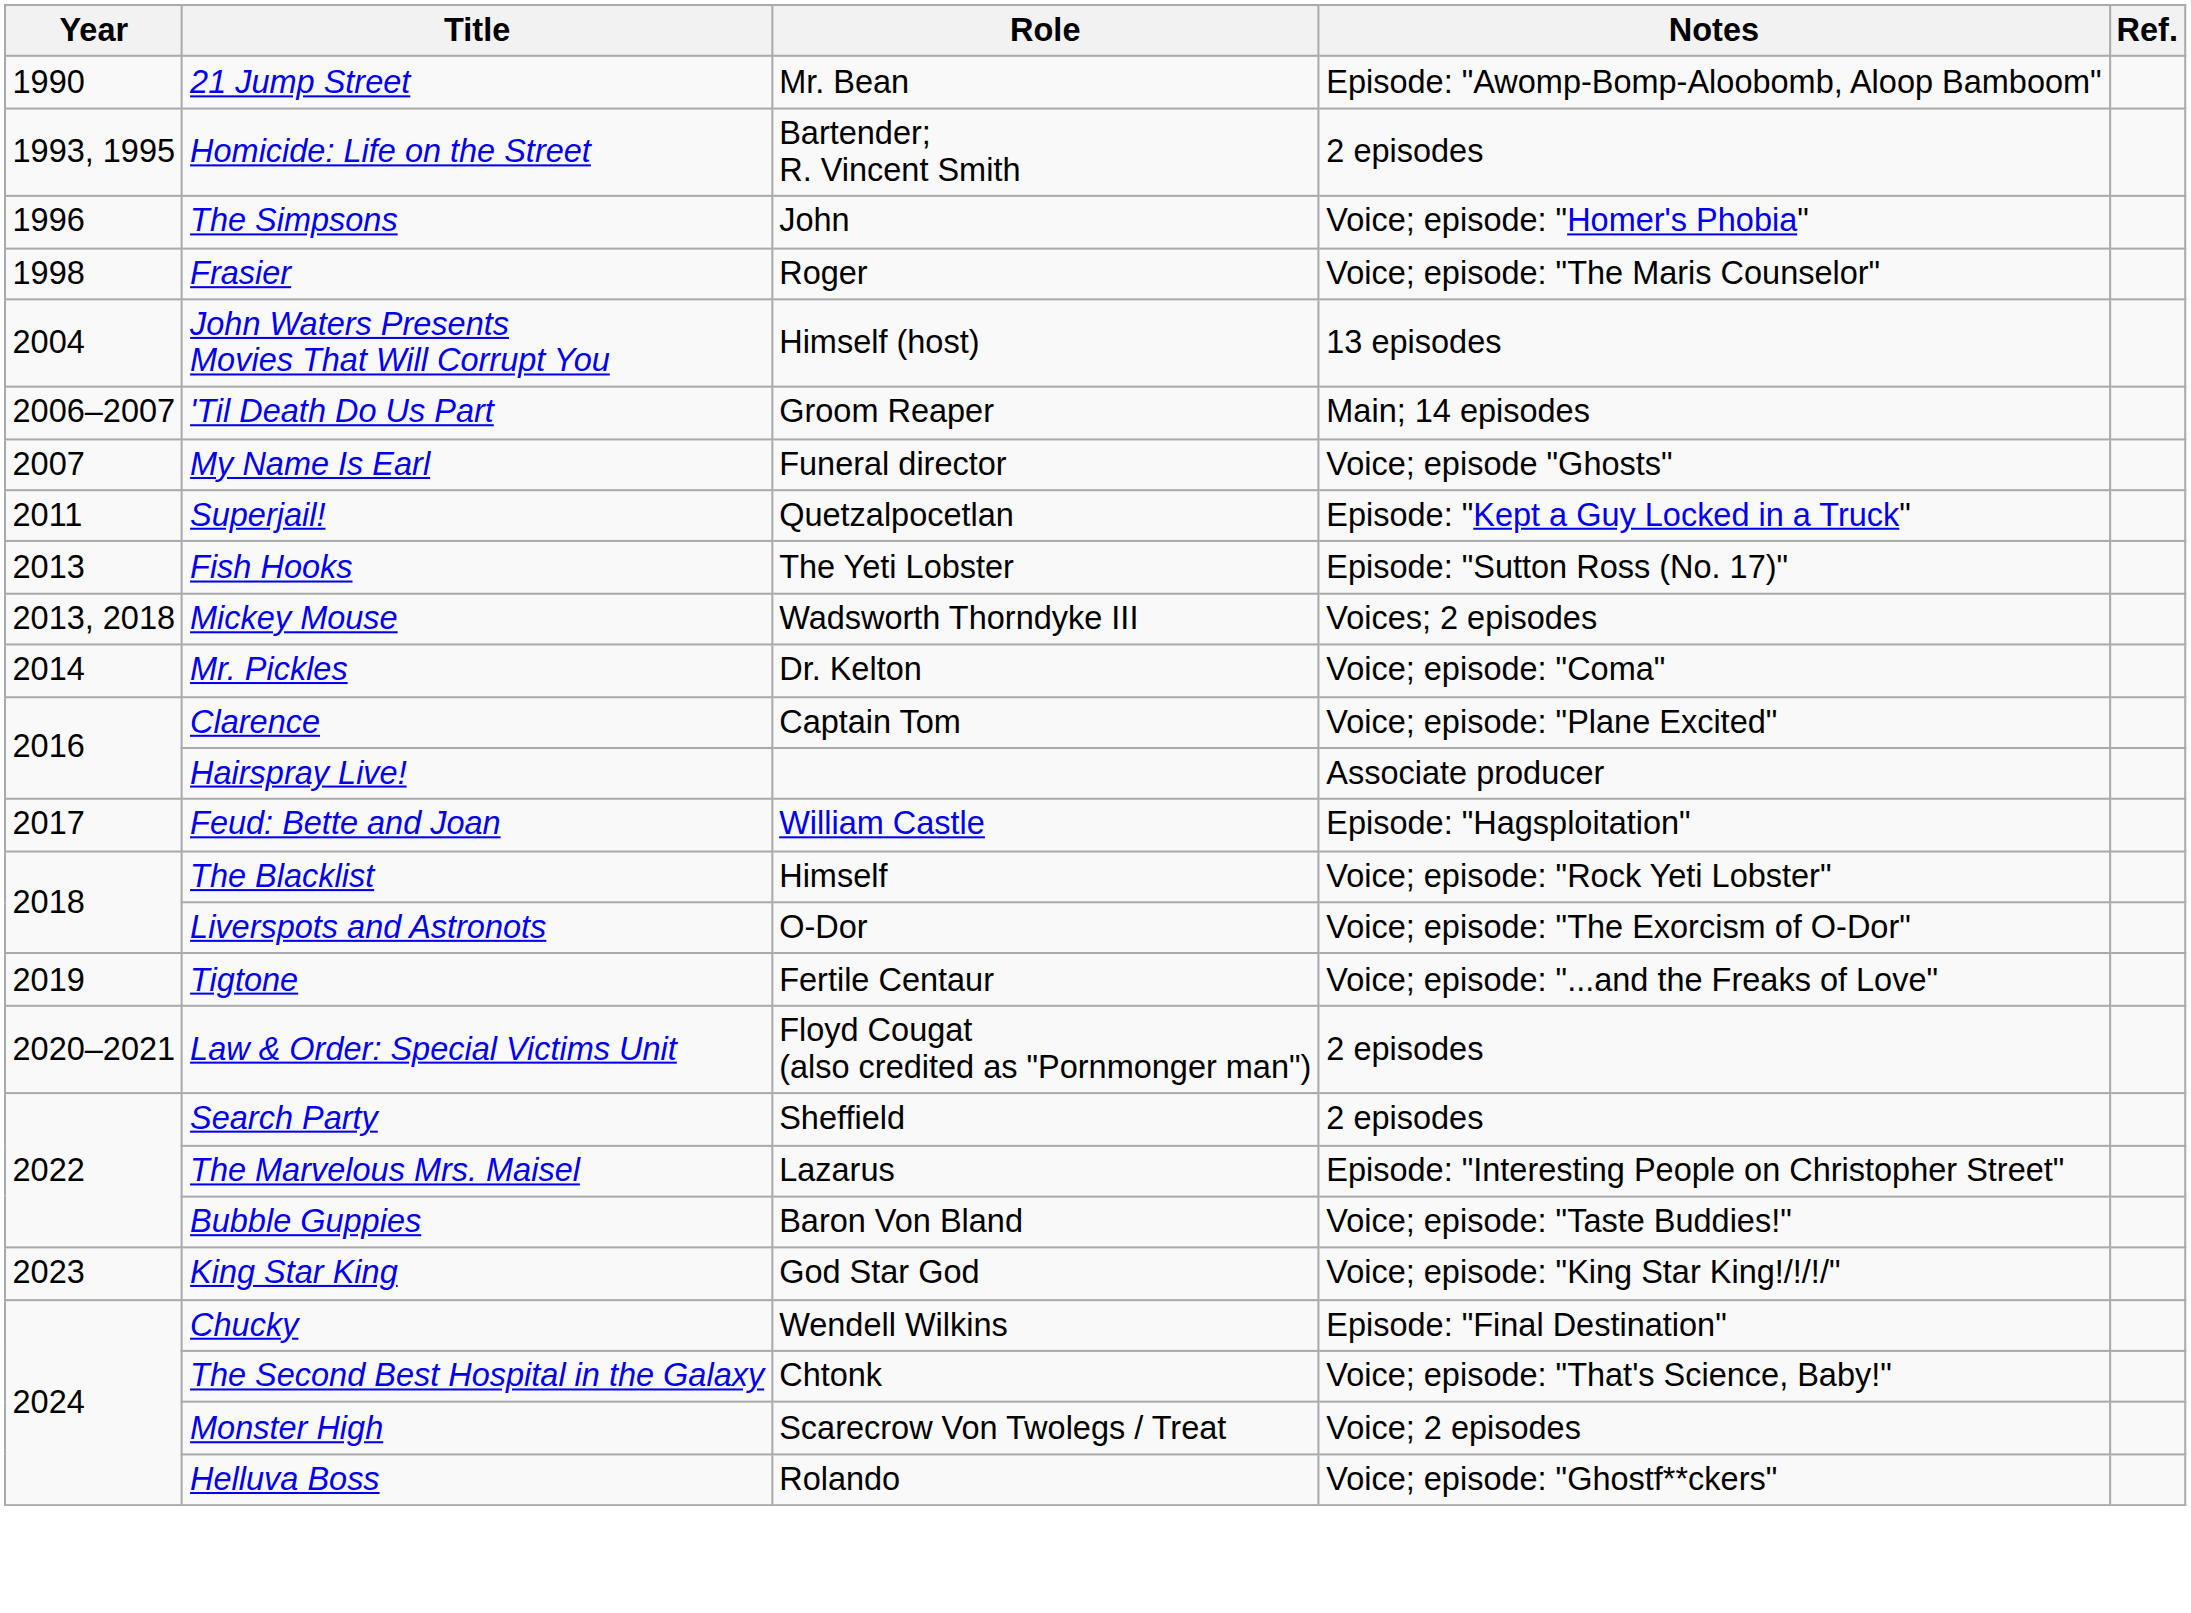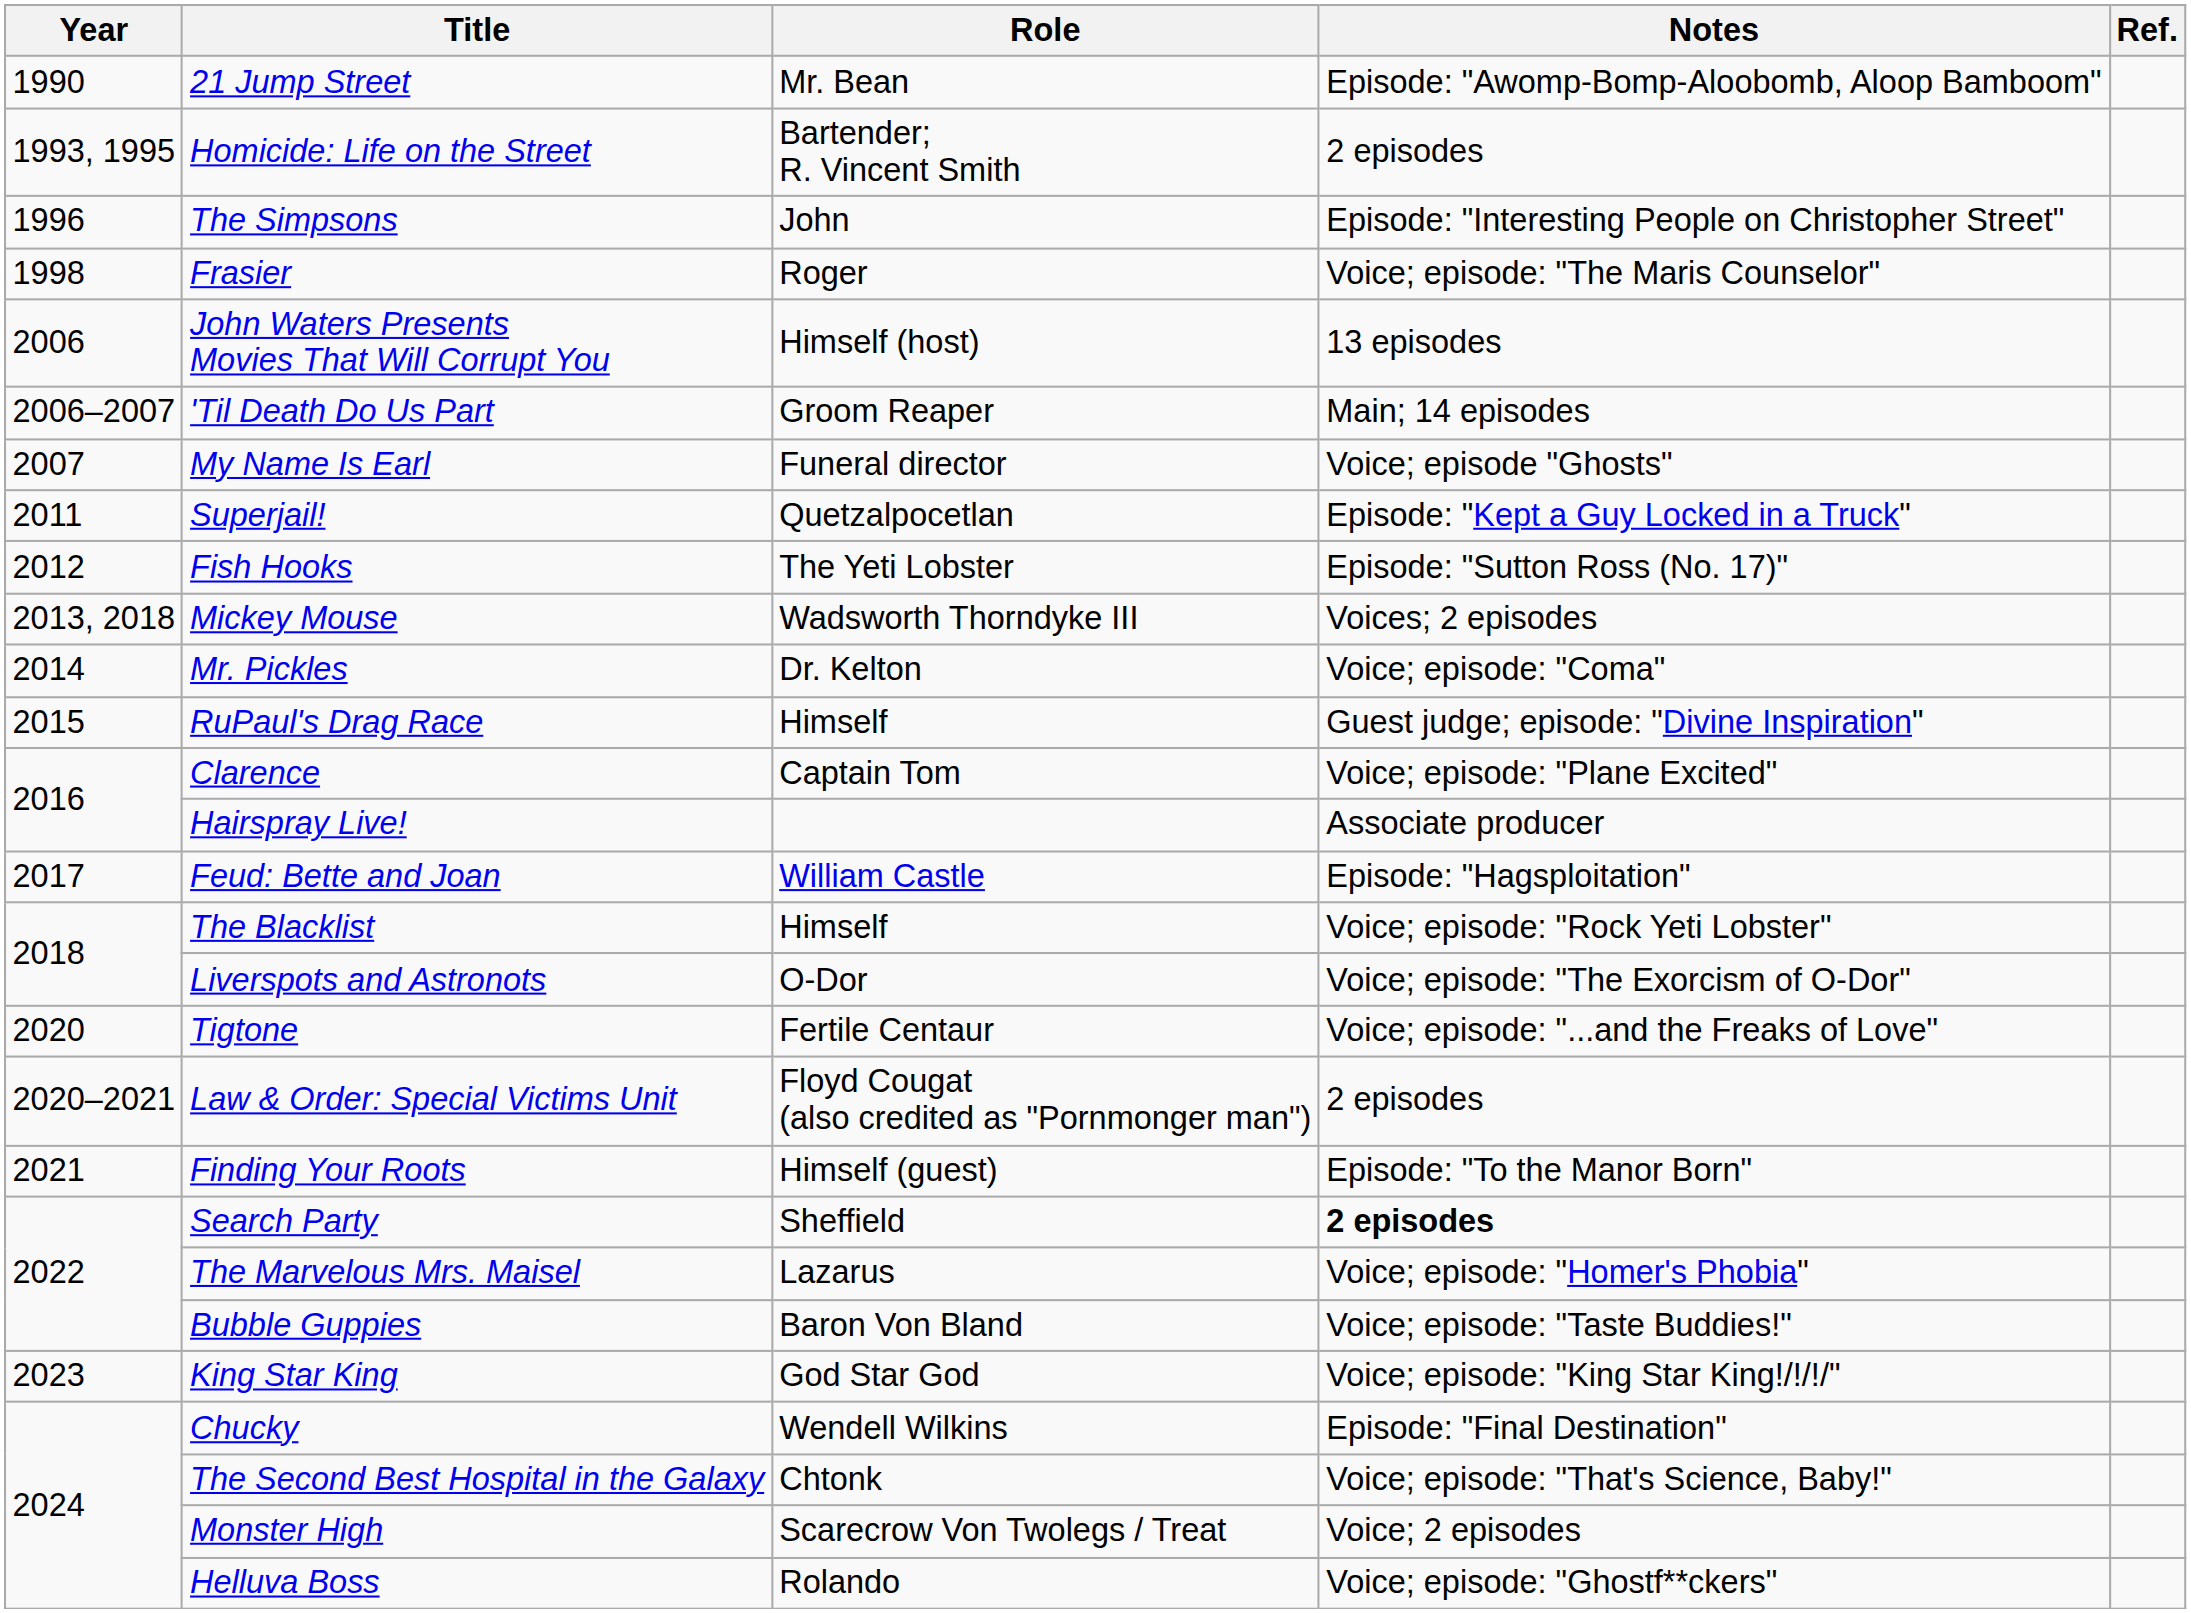(1568, 221) Voice; episode: "Homer's Phobia" -> (1695, 221) Episode: "Interesting People on Christopher Street"
(49, 342) 2004 -> (49, 342) 2006
(49, 566) 2013 -> (49, 566) 2012
+ row: (337, 721)
(49, 979) 2019 -> (49, 1030) 2020
+ row: (328, 1170)
(1405, 1118) normal -> (1410, 1221) bold
(1695, 1170) Episode: "Interesting People on Christopher Street" -> (1568, 1273) Voice; episode: "Homer's Phobia"
